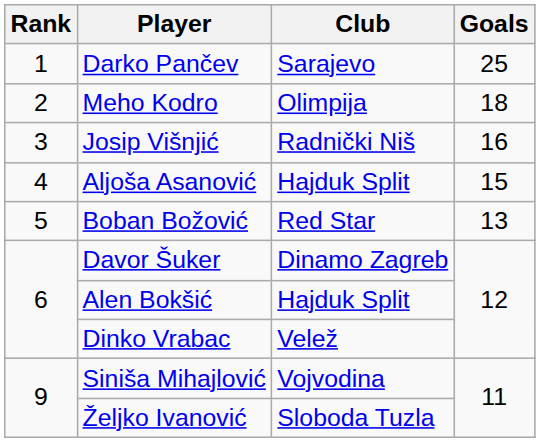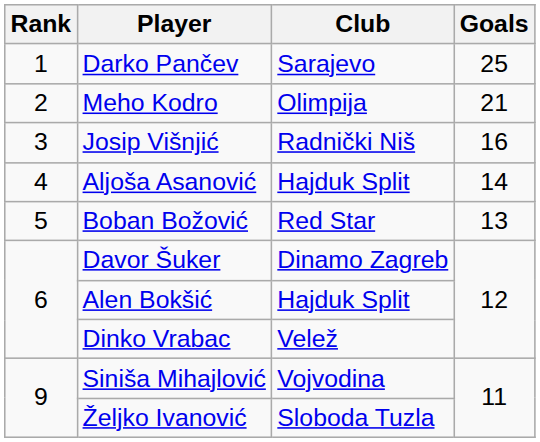(494, 102) 18 -> (494, 102) 21
(494, 181) 15 -> (494, 181) 14
